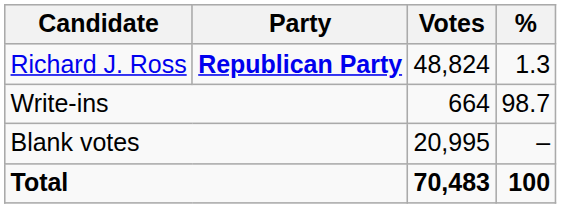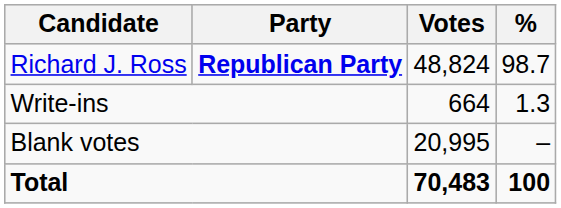(533, 63) 1.3 -> (526, 63) 98.7
(526, 103) 98.7 -> (533, 103) 1.3
